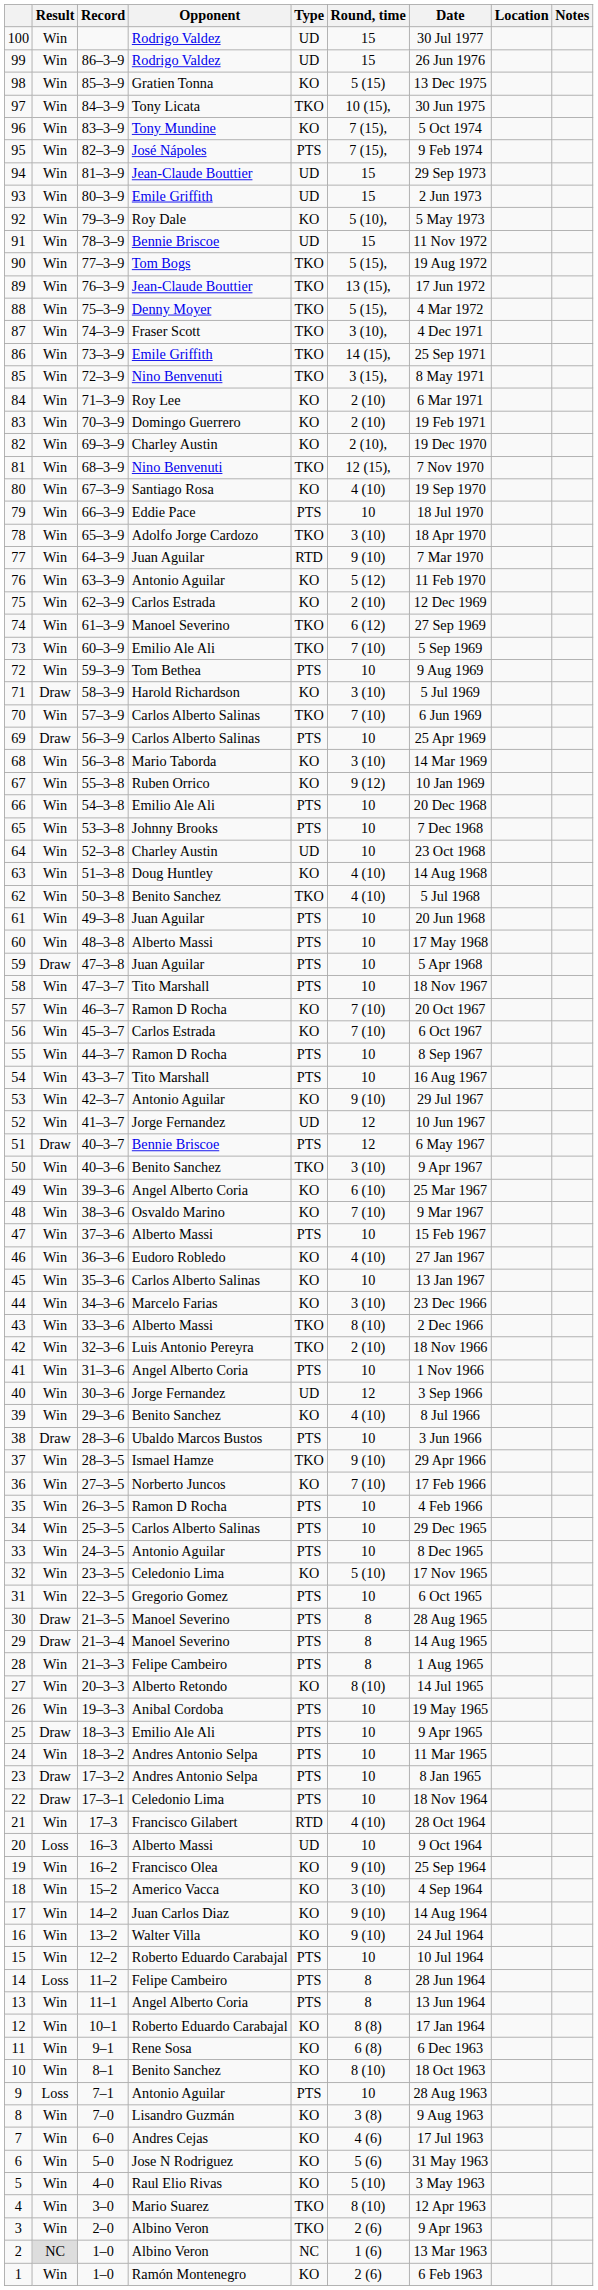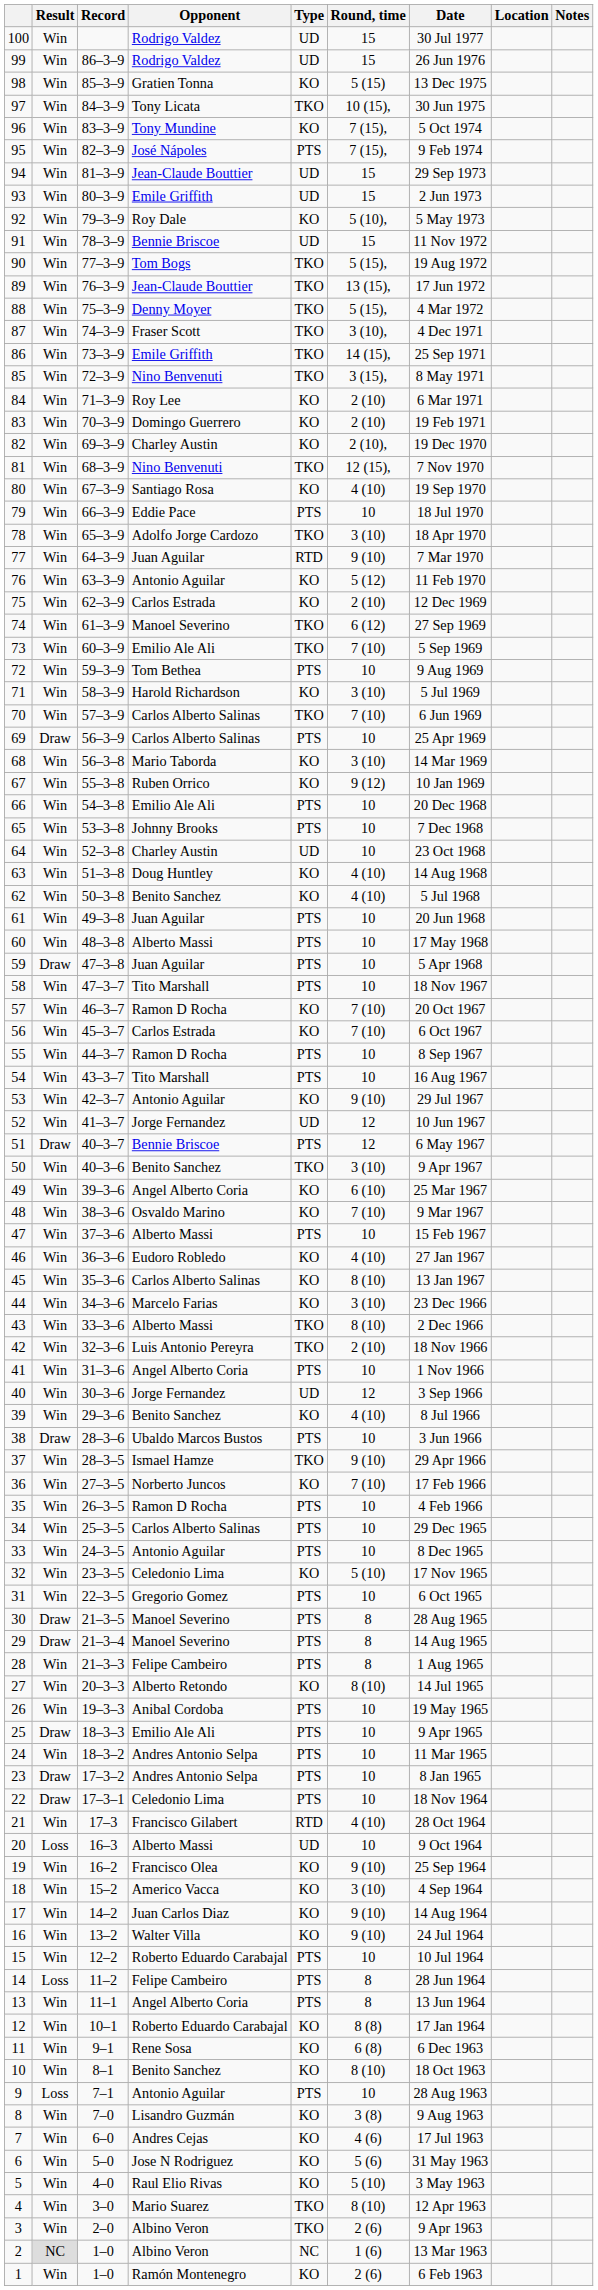(55, 693) Draw -> (55, 693) Win
(309, 896) TKO -> (309, 896) KO
(368, 1280) 10 -> (368, 1280) 8 (10)
